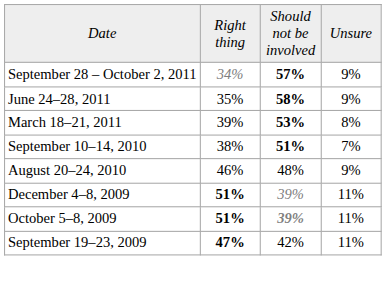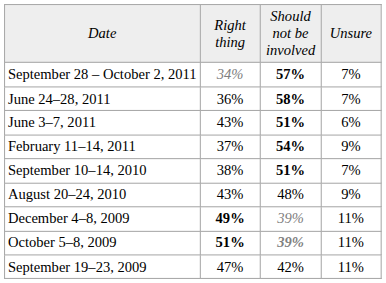(351, 74) 9% -> (351, 74) 7%
(230, 98) 35% -> (230, 98) 36%
(351, 98) 9% -> (351, 98) 7%
+ row: (52, 122)
- row: (65, 122)
+ row: (72, 146)
(230, 170) 46% -> (230, 194) 43%
(230, 194) 51% -> (230, 218) 49%
(230, 242) bold -> (230, 266) normal
